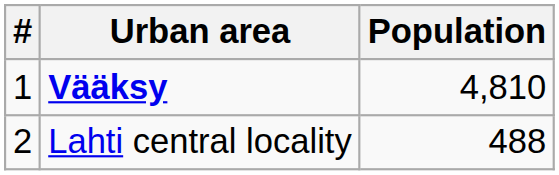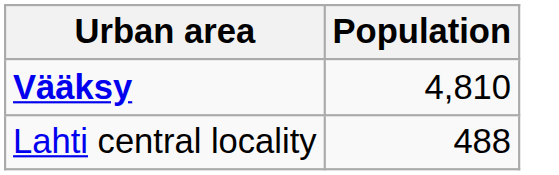- column: (23, 31)
